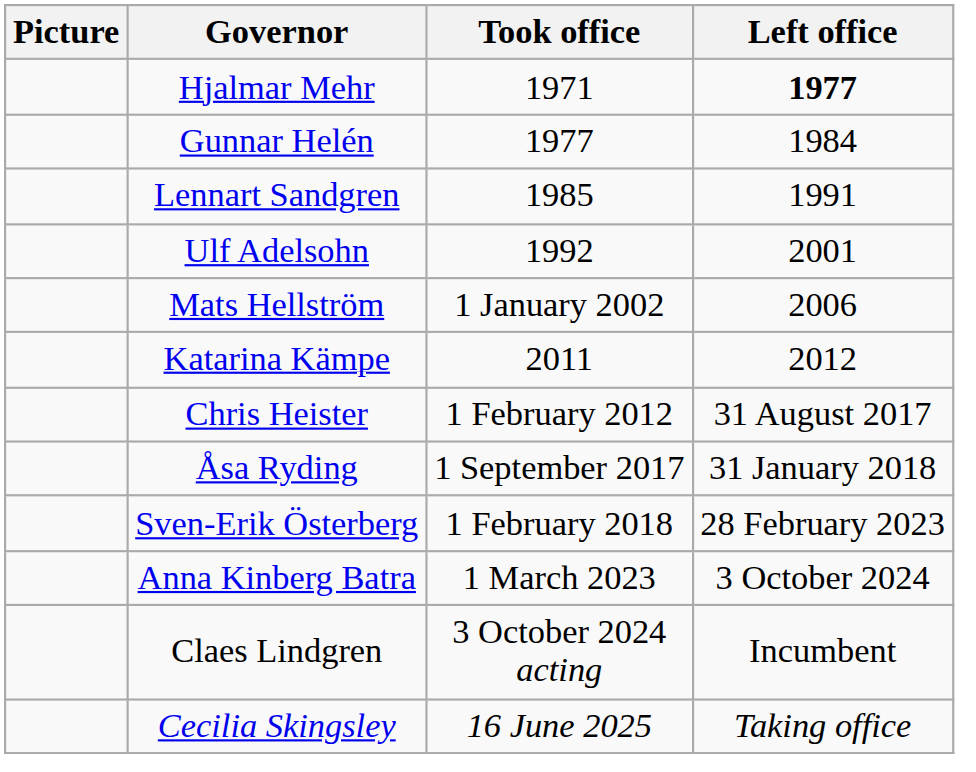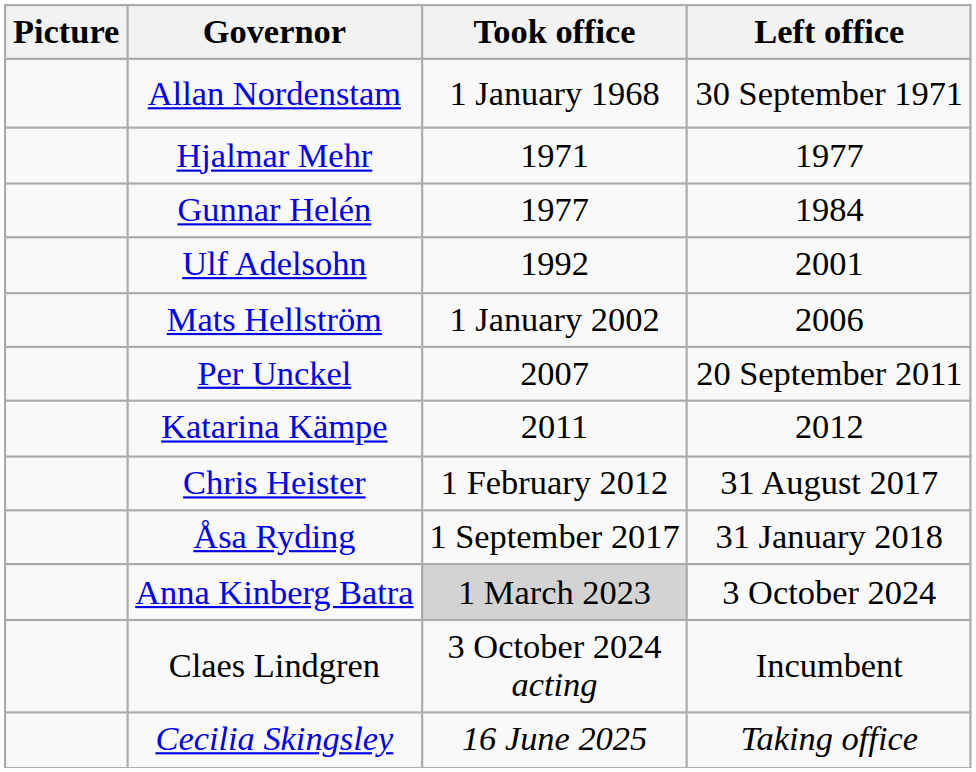+ row: (274, 93)
(823, 86) bold -> (829, 155) normal
- row: (277, 195)
+ row: (274, 373)
- row: (277, 522)
(559, 577) no background -> (555, 591) lightgrey background
